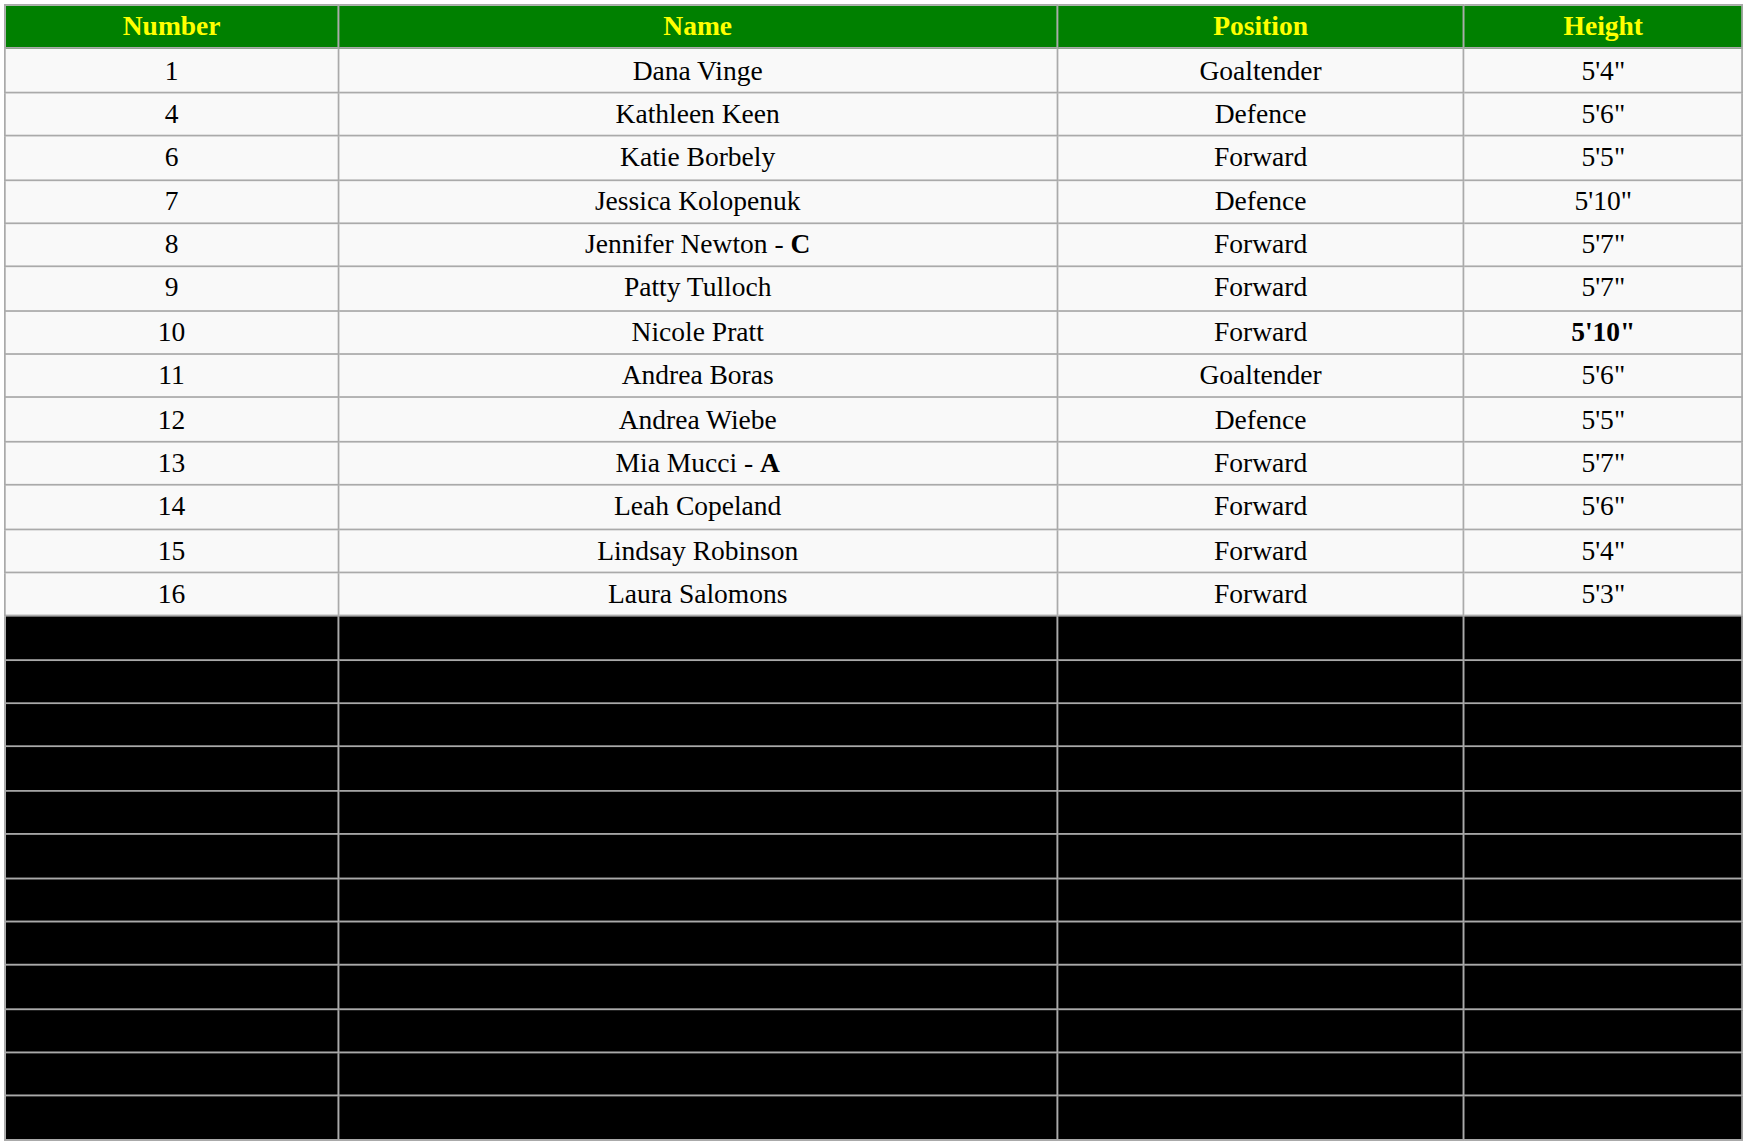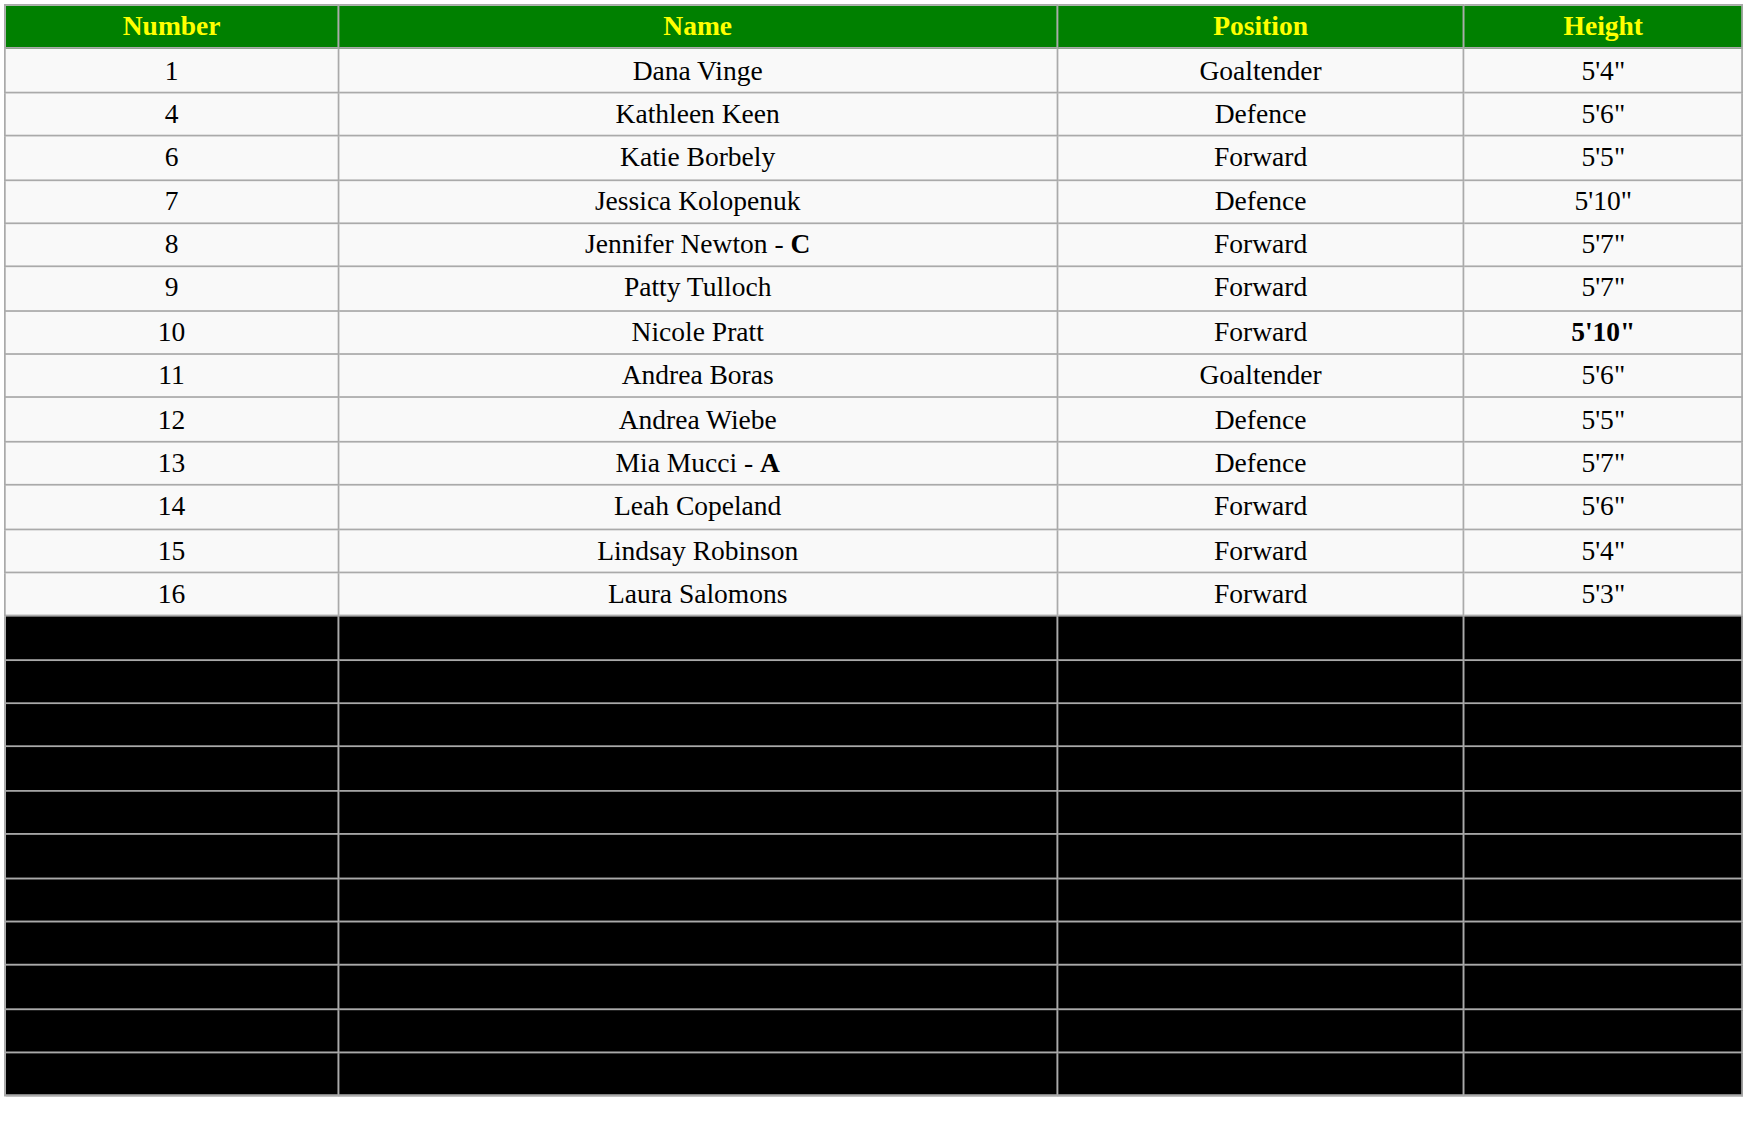(1261, 462) Forward -> (1261, 462) Defence
- row: (698, 855)
(172, 942) 24 -> (172, 899) 25
(1261, 986) Defence -> (1261, 942) Forward
(172, 1030) 31 -> (172, 986) 33
